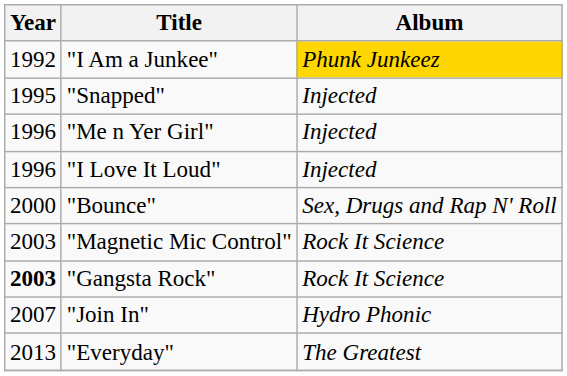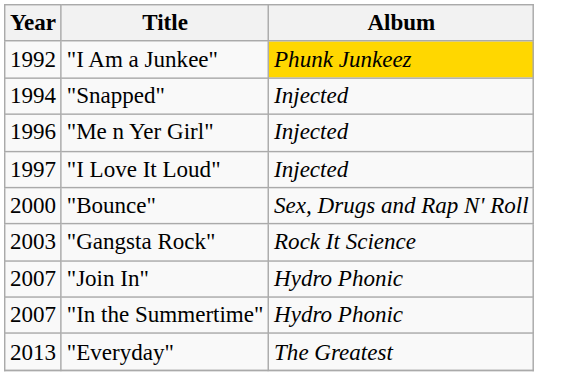(33, 95) 1995 -> (33, 95) 1994
(33, 168) 1996 -> (33, 168) 1997
- row: (179, 242)
(33, 278) bold -> (33, 242) normal
+ row: (165, 315)
